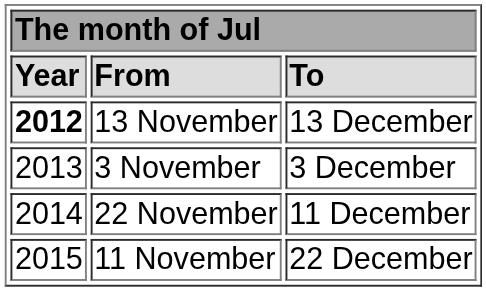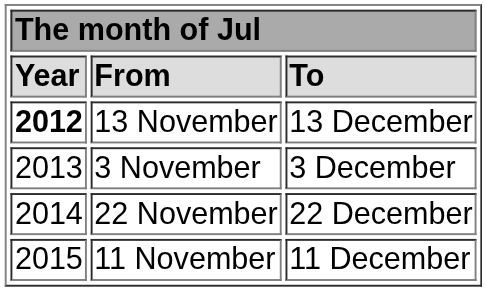(380, 213) 11 December -> (381, 213) 22 December
(381, 259) 22 December -> (380, 259) 11 December
